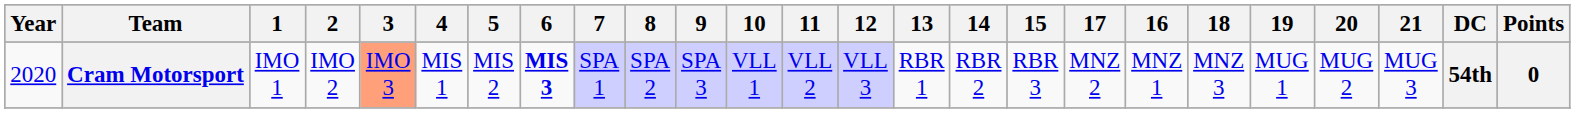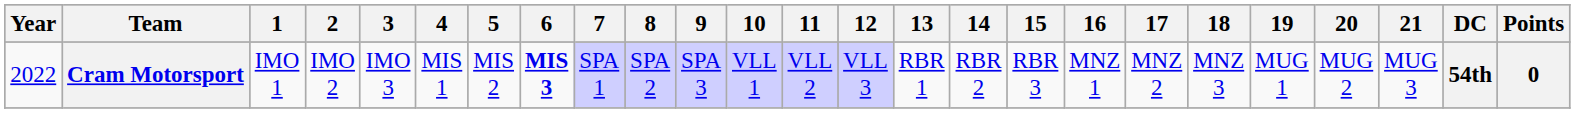columns swapped: (1157, 23) <-> (1095, 23)
(33, 74) 2020 -> (33, 74) 2022
(388, 74) lightsalmon background -> (388, 74) no background
